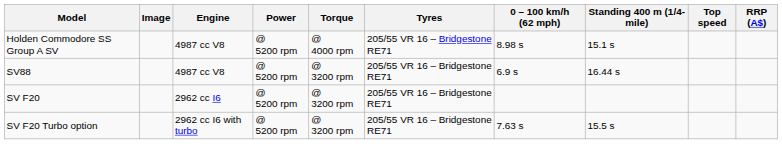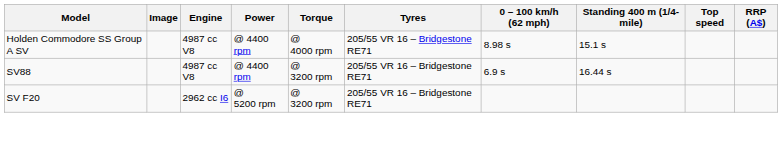(276, 44) @ 5200 rpm -> (251, 44) @ 4400 rpm
(276, 71) @ 5200 rpm -> (251, 71) @ 4400 rpm
- row: (52, 125)
